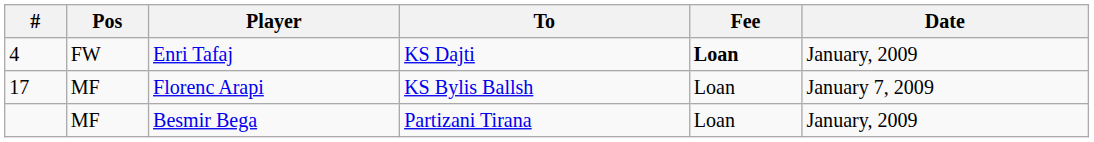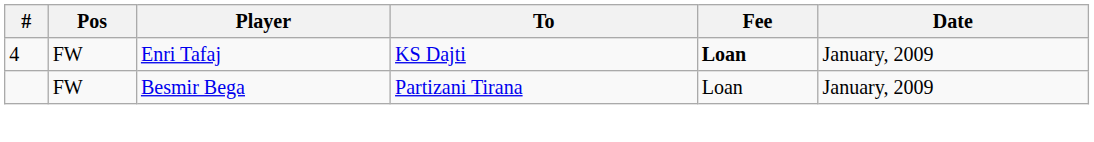- row: (208, 87)
(85, 120) MF -> (68, 87) FW
